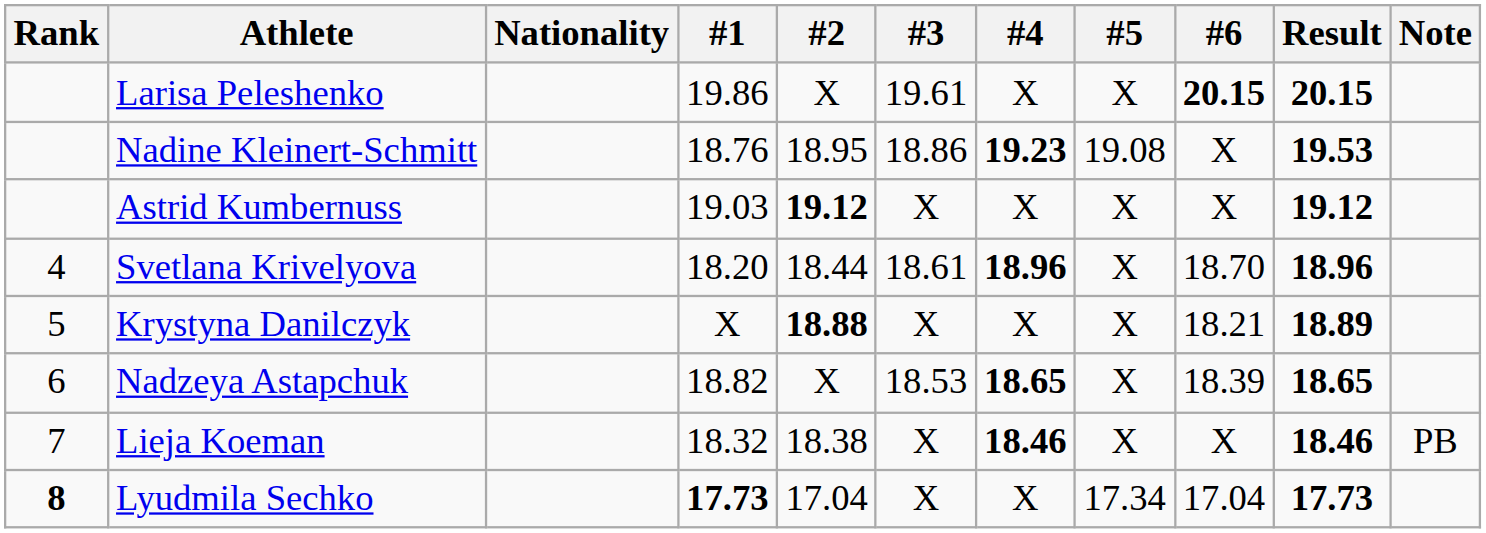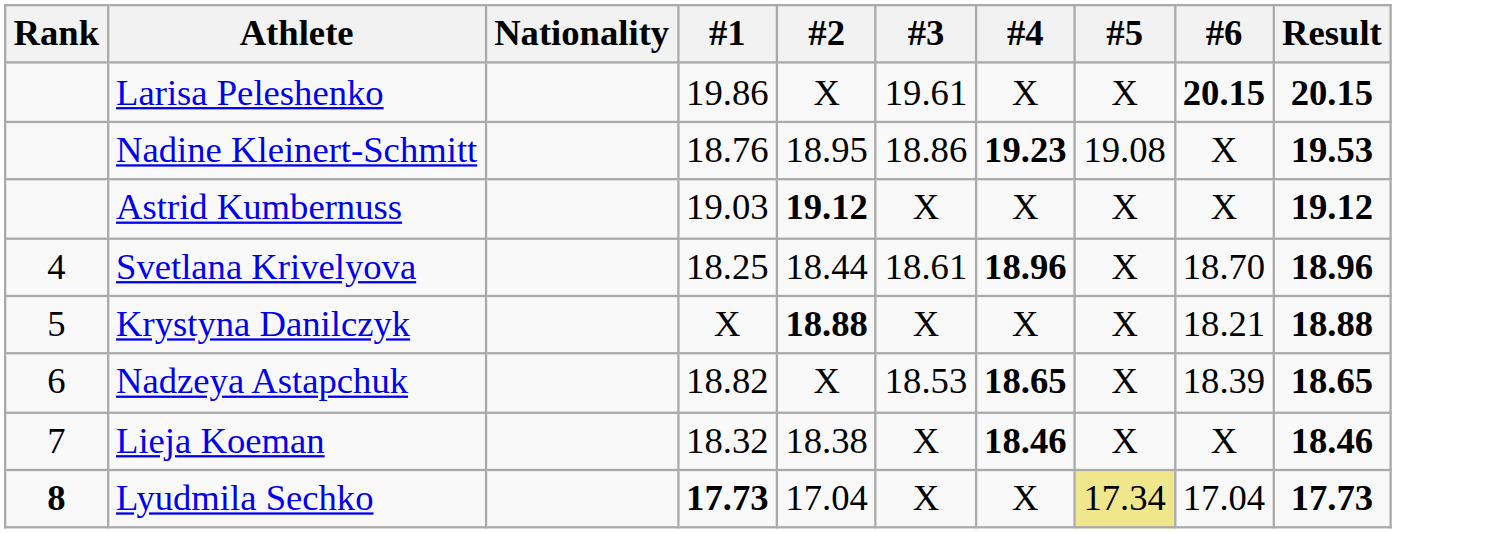- column: (1435, 33)
(727, 265) 18.20 -> (727, 265) 18.25
(1332, 324) 18.89 -> (1332, 324) 18.88
(1125, 498) no background -> (1125, 498) khaki background
